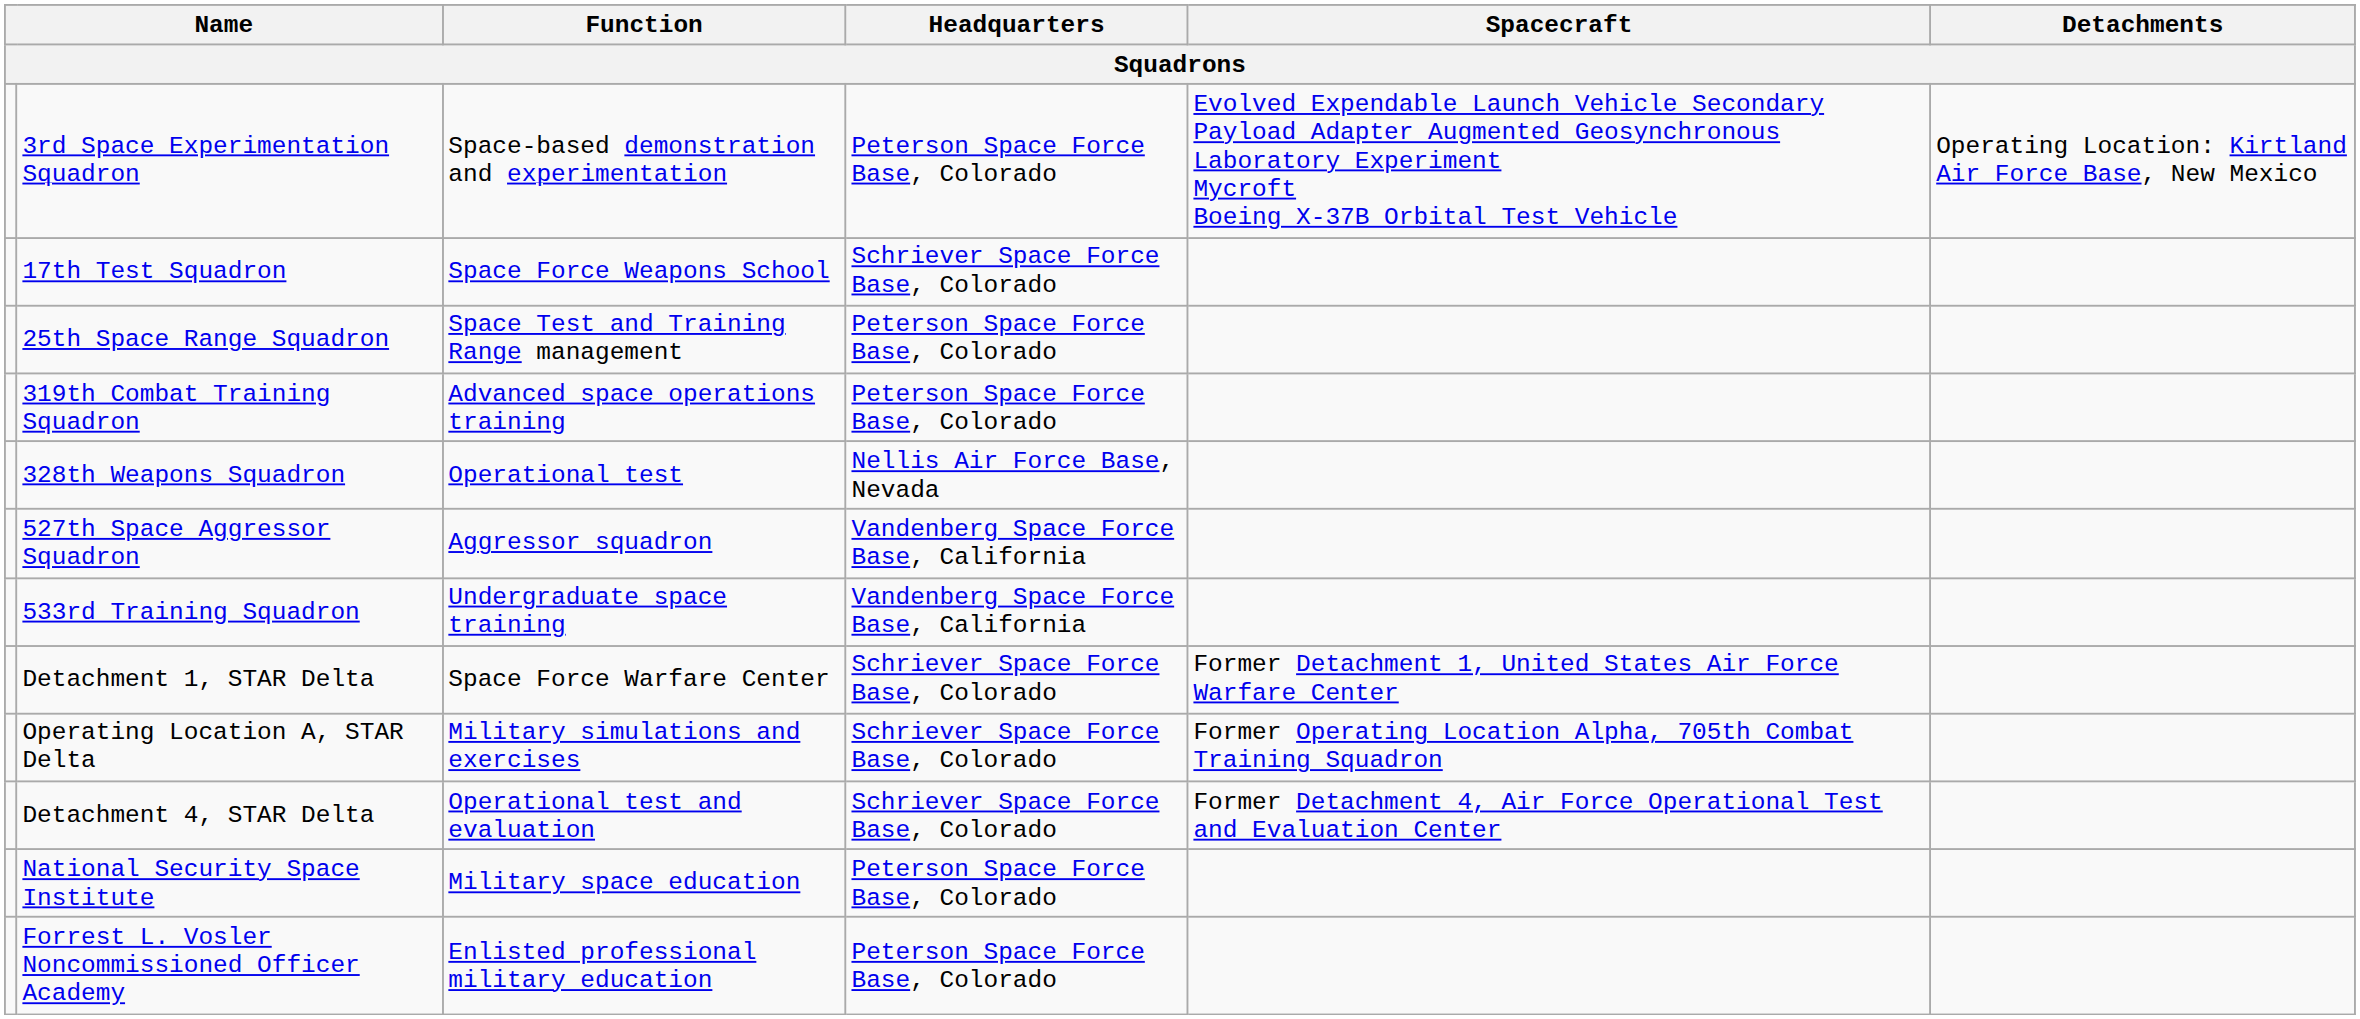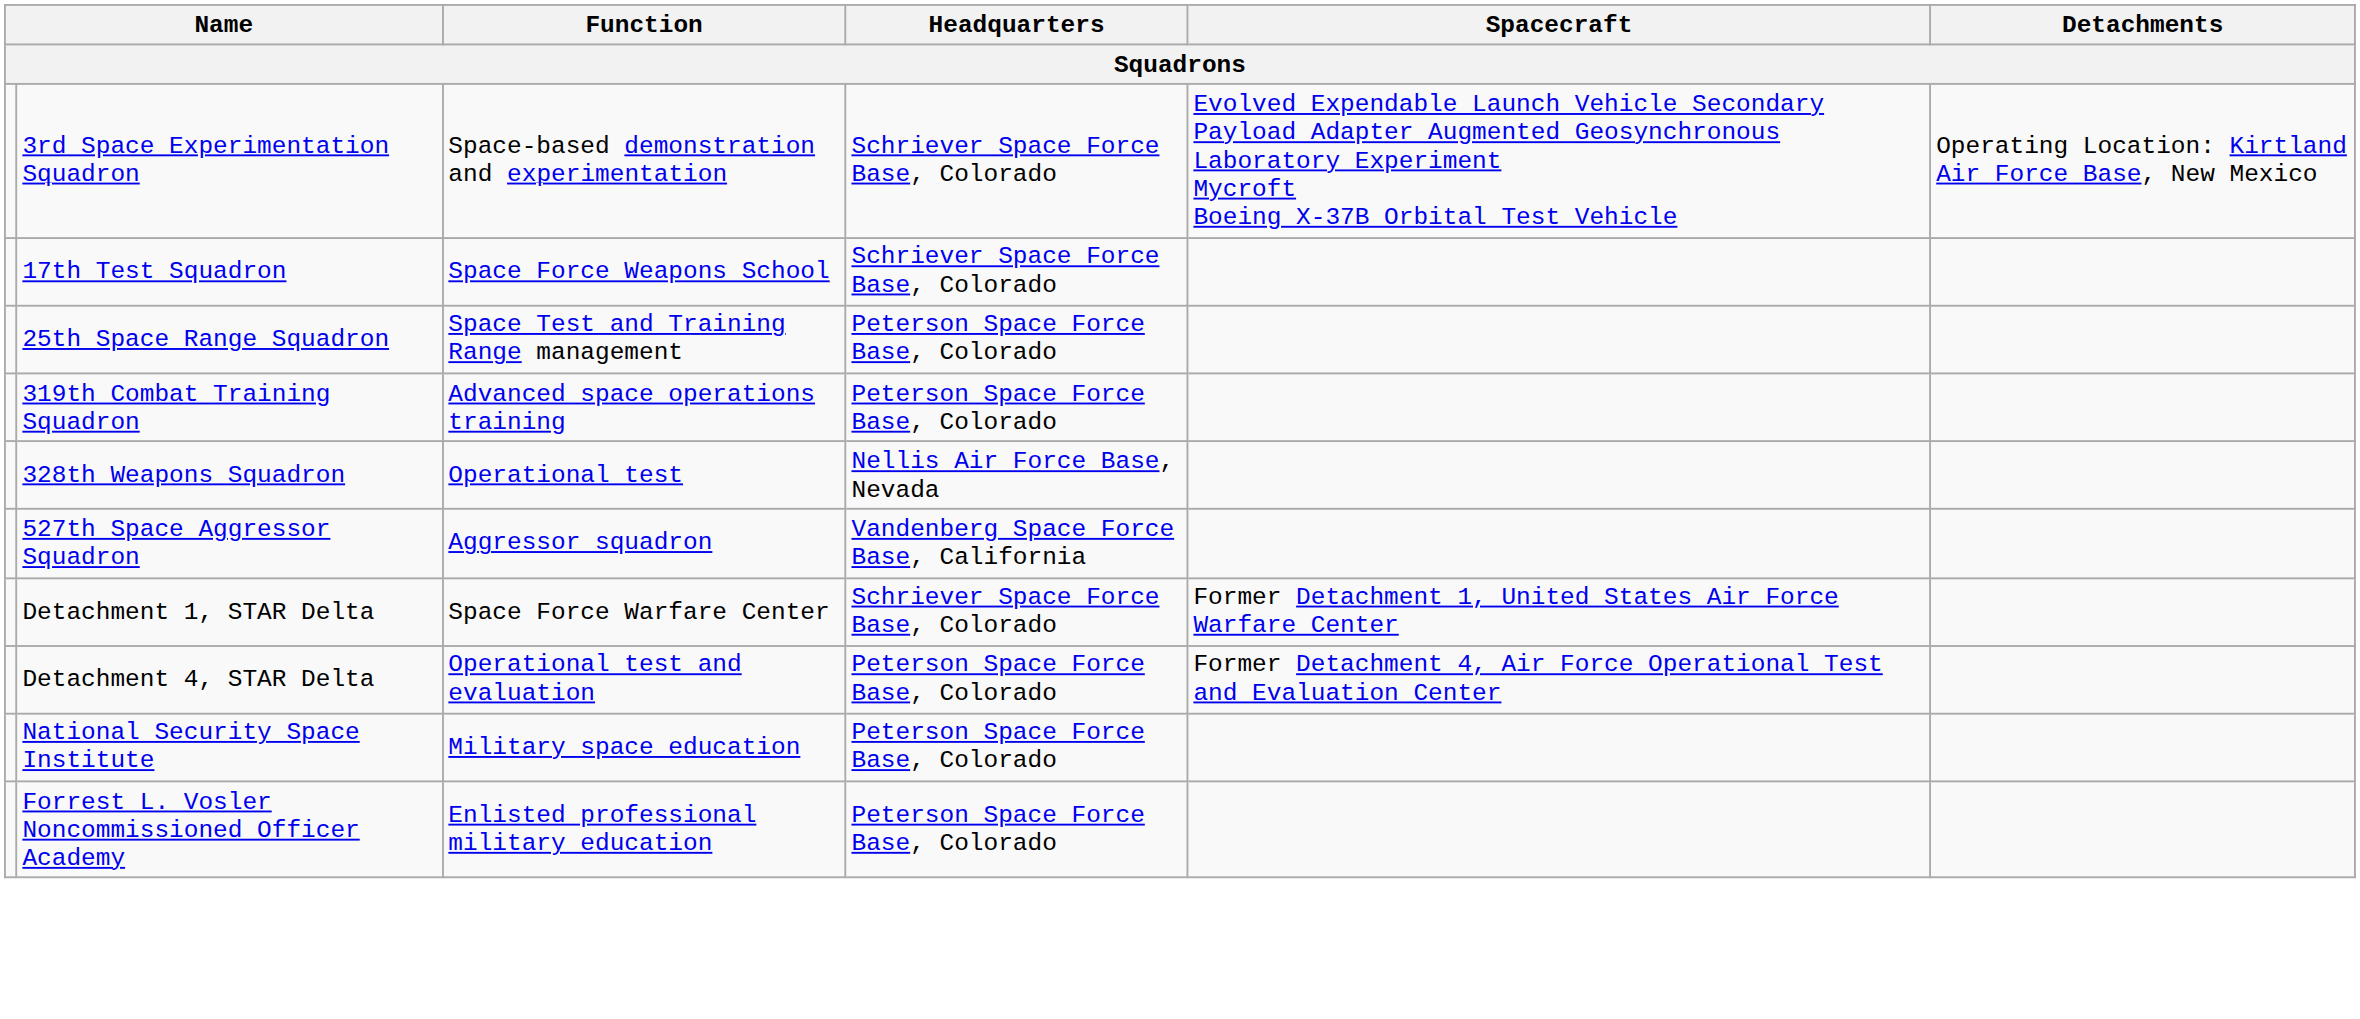(998, 161) Peterson Space Force Base, Colorado -> (1005, 161) Schriever Space Force Base, Colorado
- row: (191, 611)
- row: (213, 747)
(1005, 816) Schriever Space Force Base, Colorado -> (998, 679) Peterson Space Force Base, Colorado
